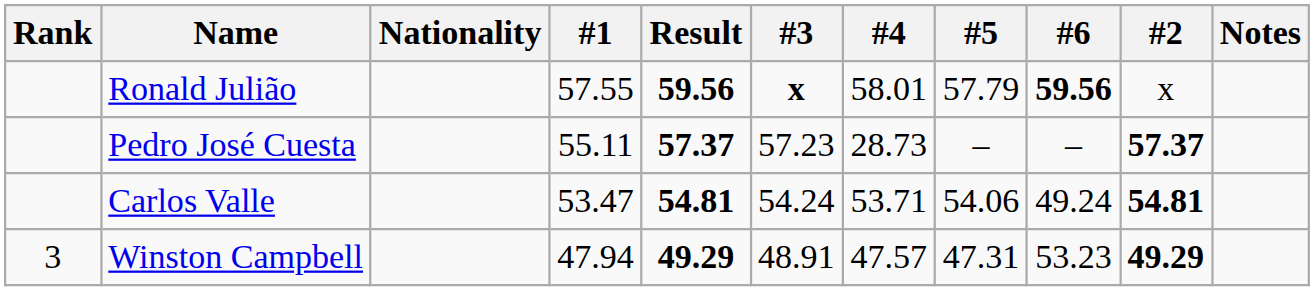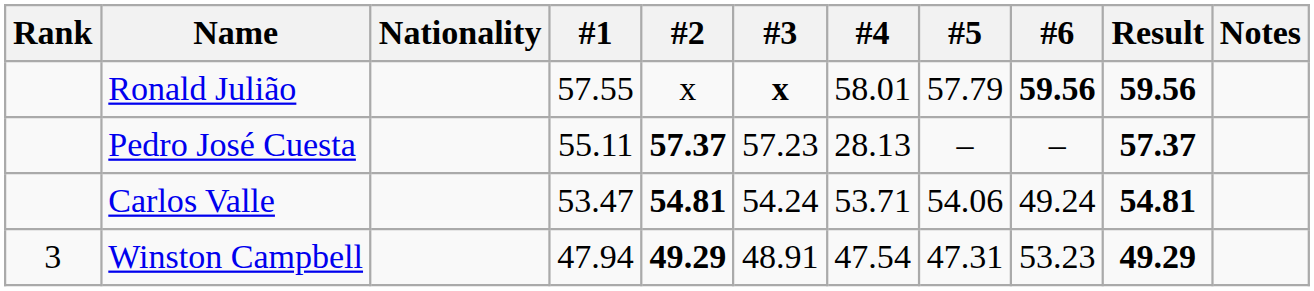columns swapped: (1166, 32) <-> (696, 32)
(889, 145) 28.73 -> (873, 145) 28.13
(889, 257) 47.57 -> (873, 257) 47.54
